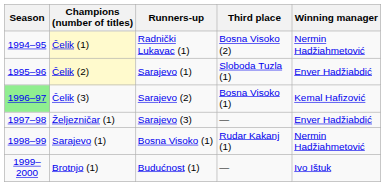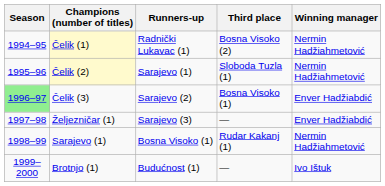(333, 71) Enver Hadžiabdić -> (330, 71) Nermin Hadžiahmetović
(330, 98) Kemal Hafizović -> (333, 98) Enver Hadžiabdić
